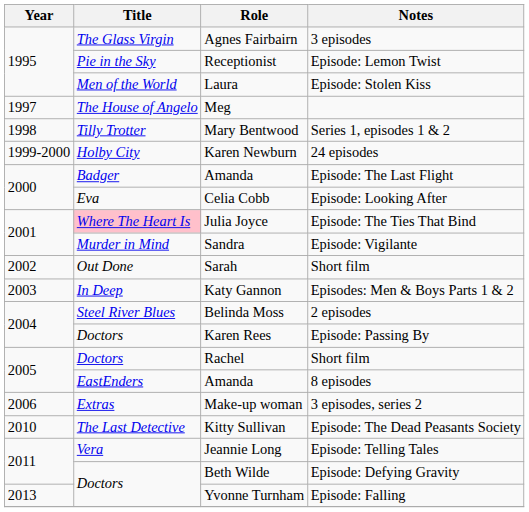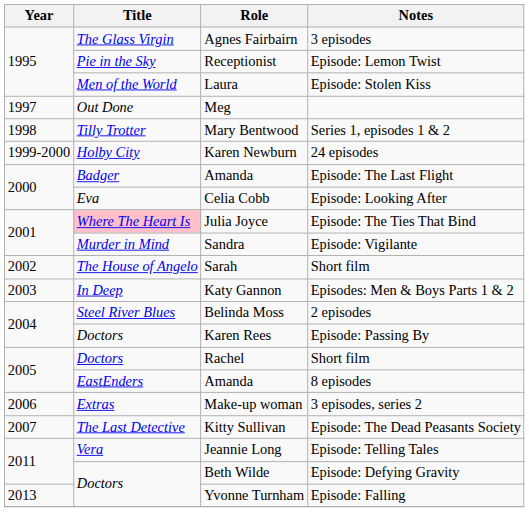(137, 107) The House of Angelo -> (105, 107) Out Done
(105, 267) Out Done -> (137, 267) The House of Angelo
(22, 426) 2010 -> (22, 426) 2007
